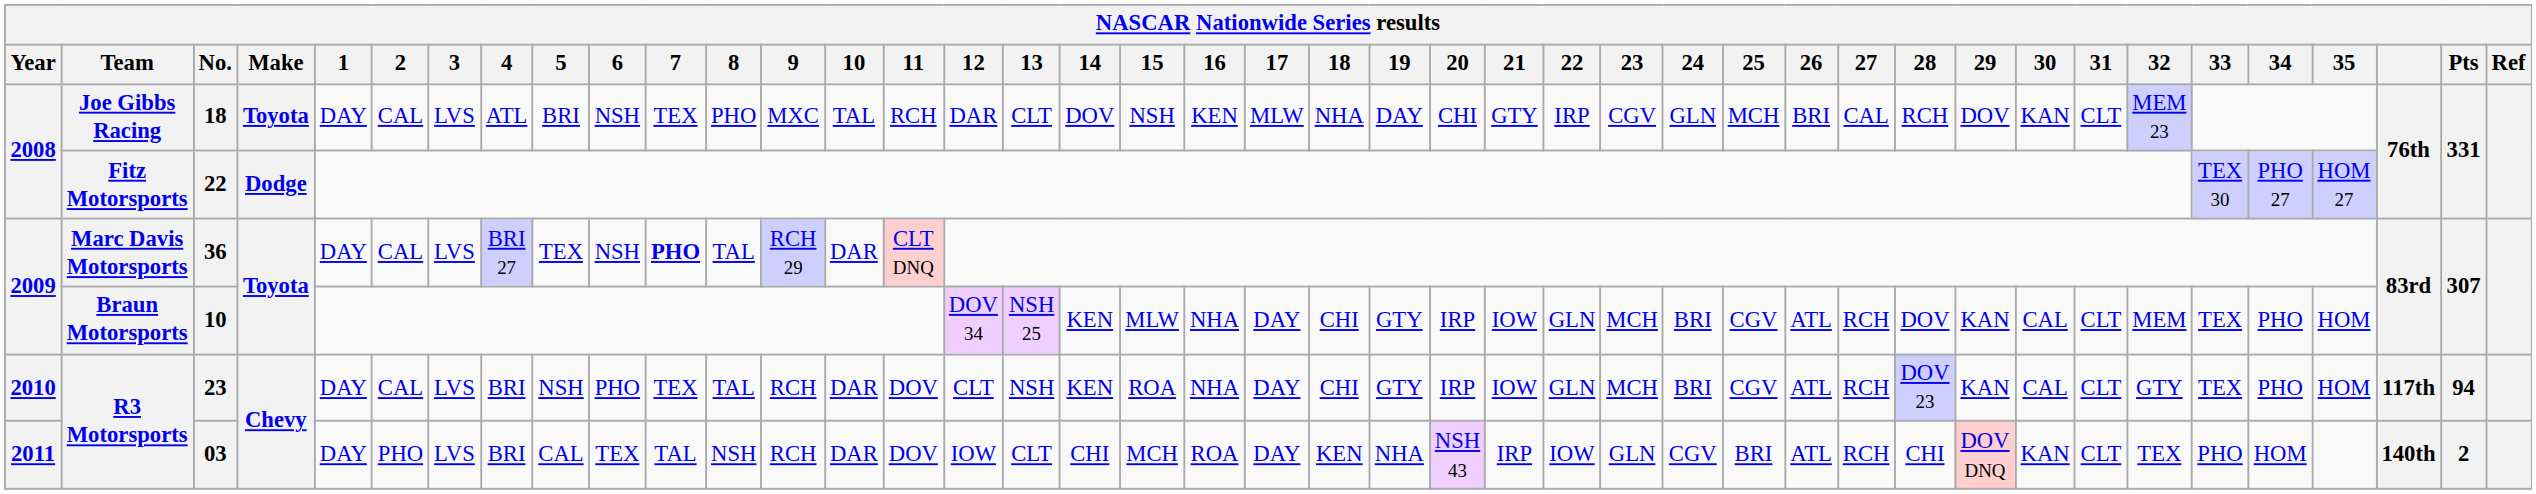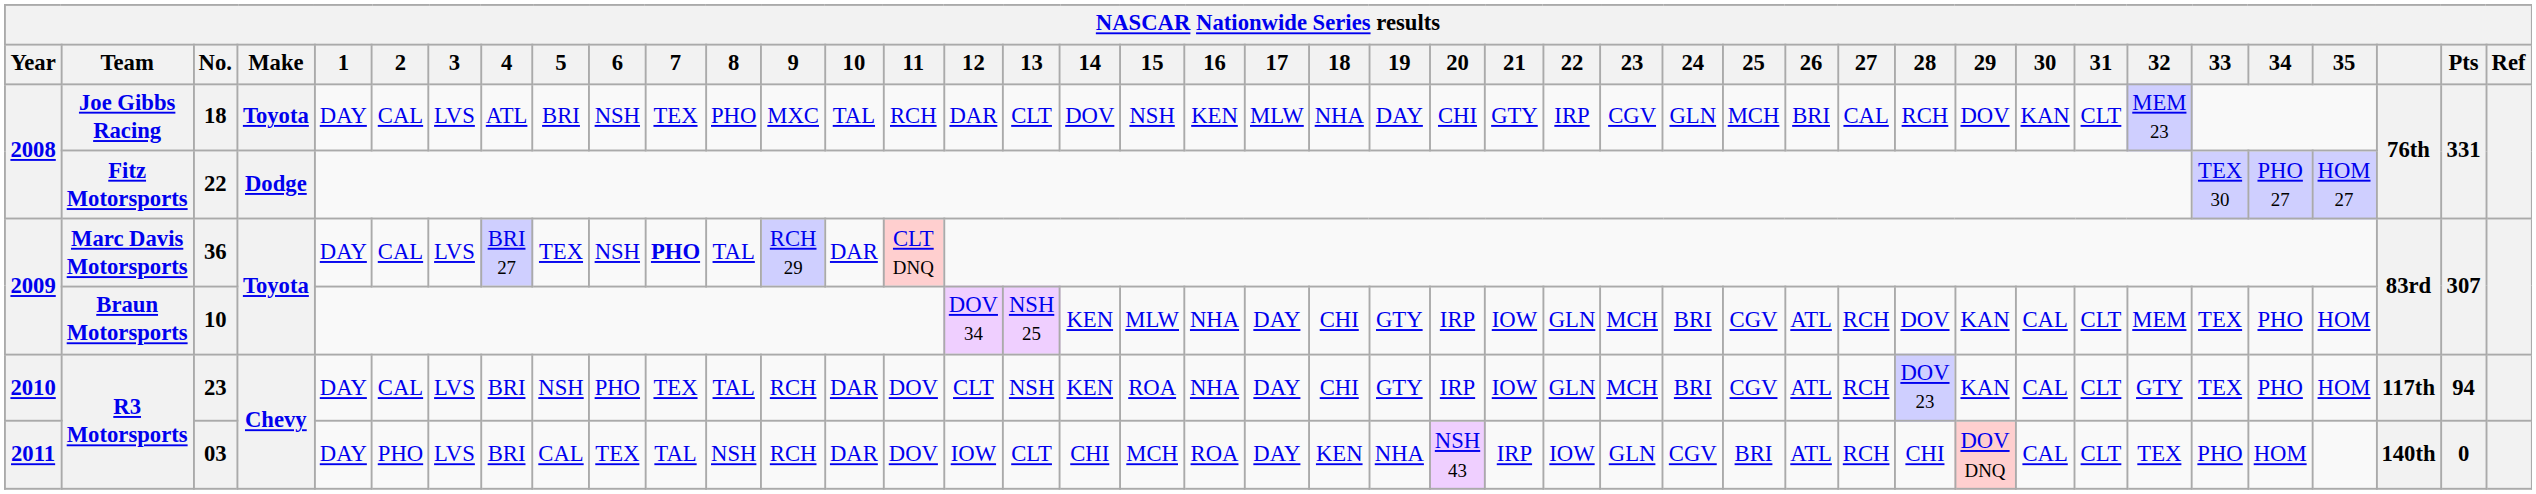(2045, 454) KAN -> (2045, 454) CAL
(2464, 454) 2 -> (2464, 454) 0
